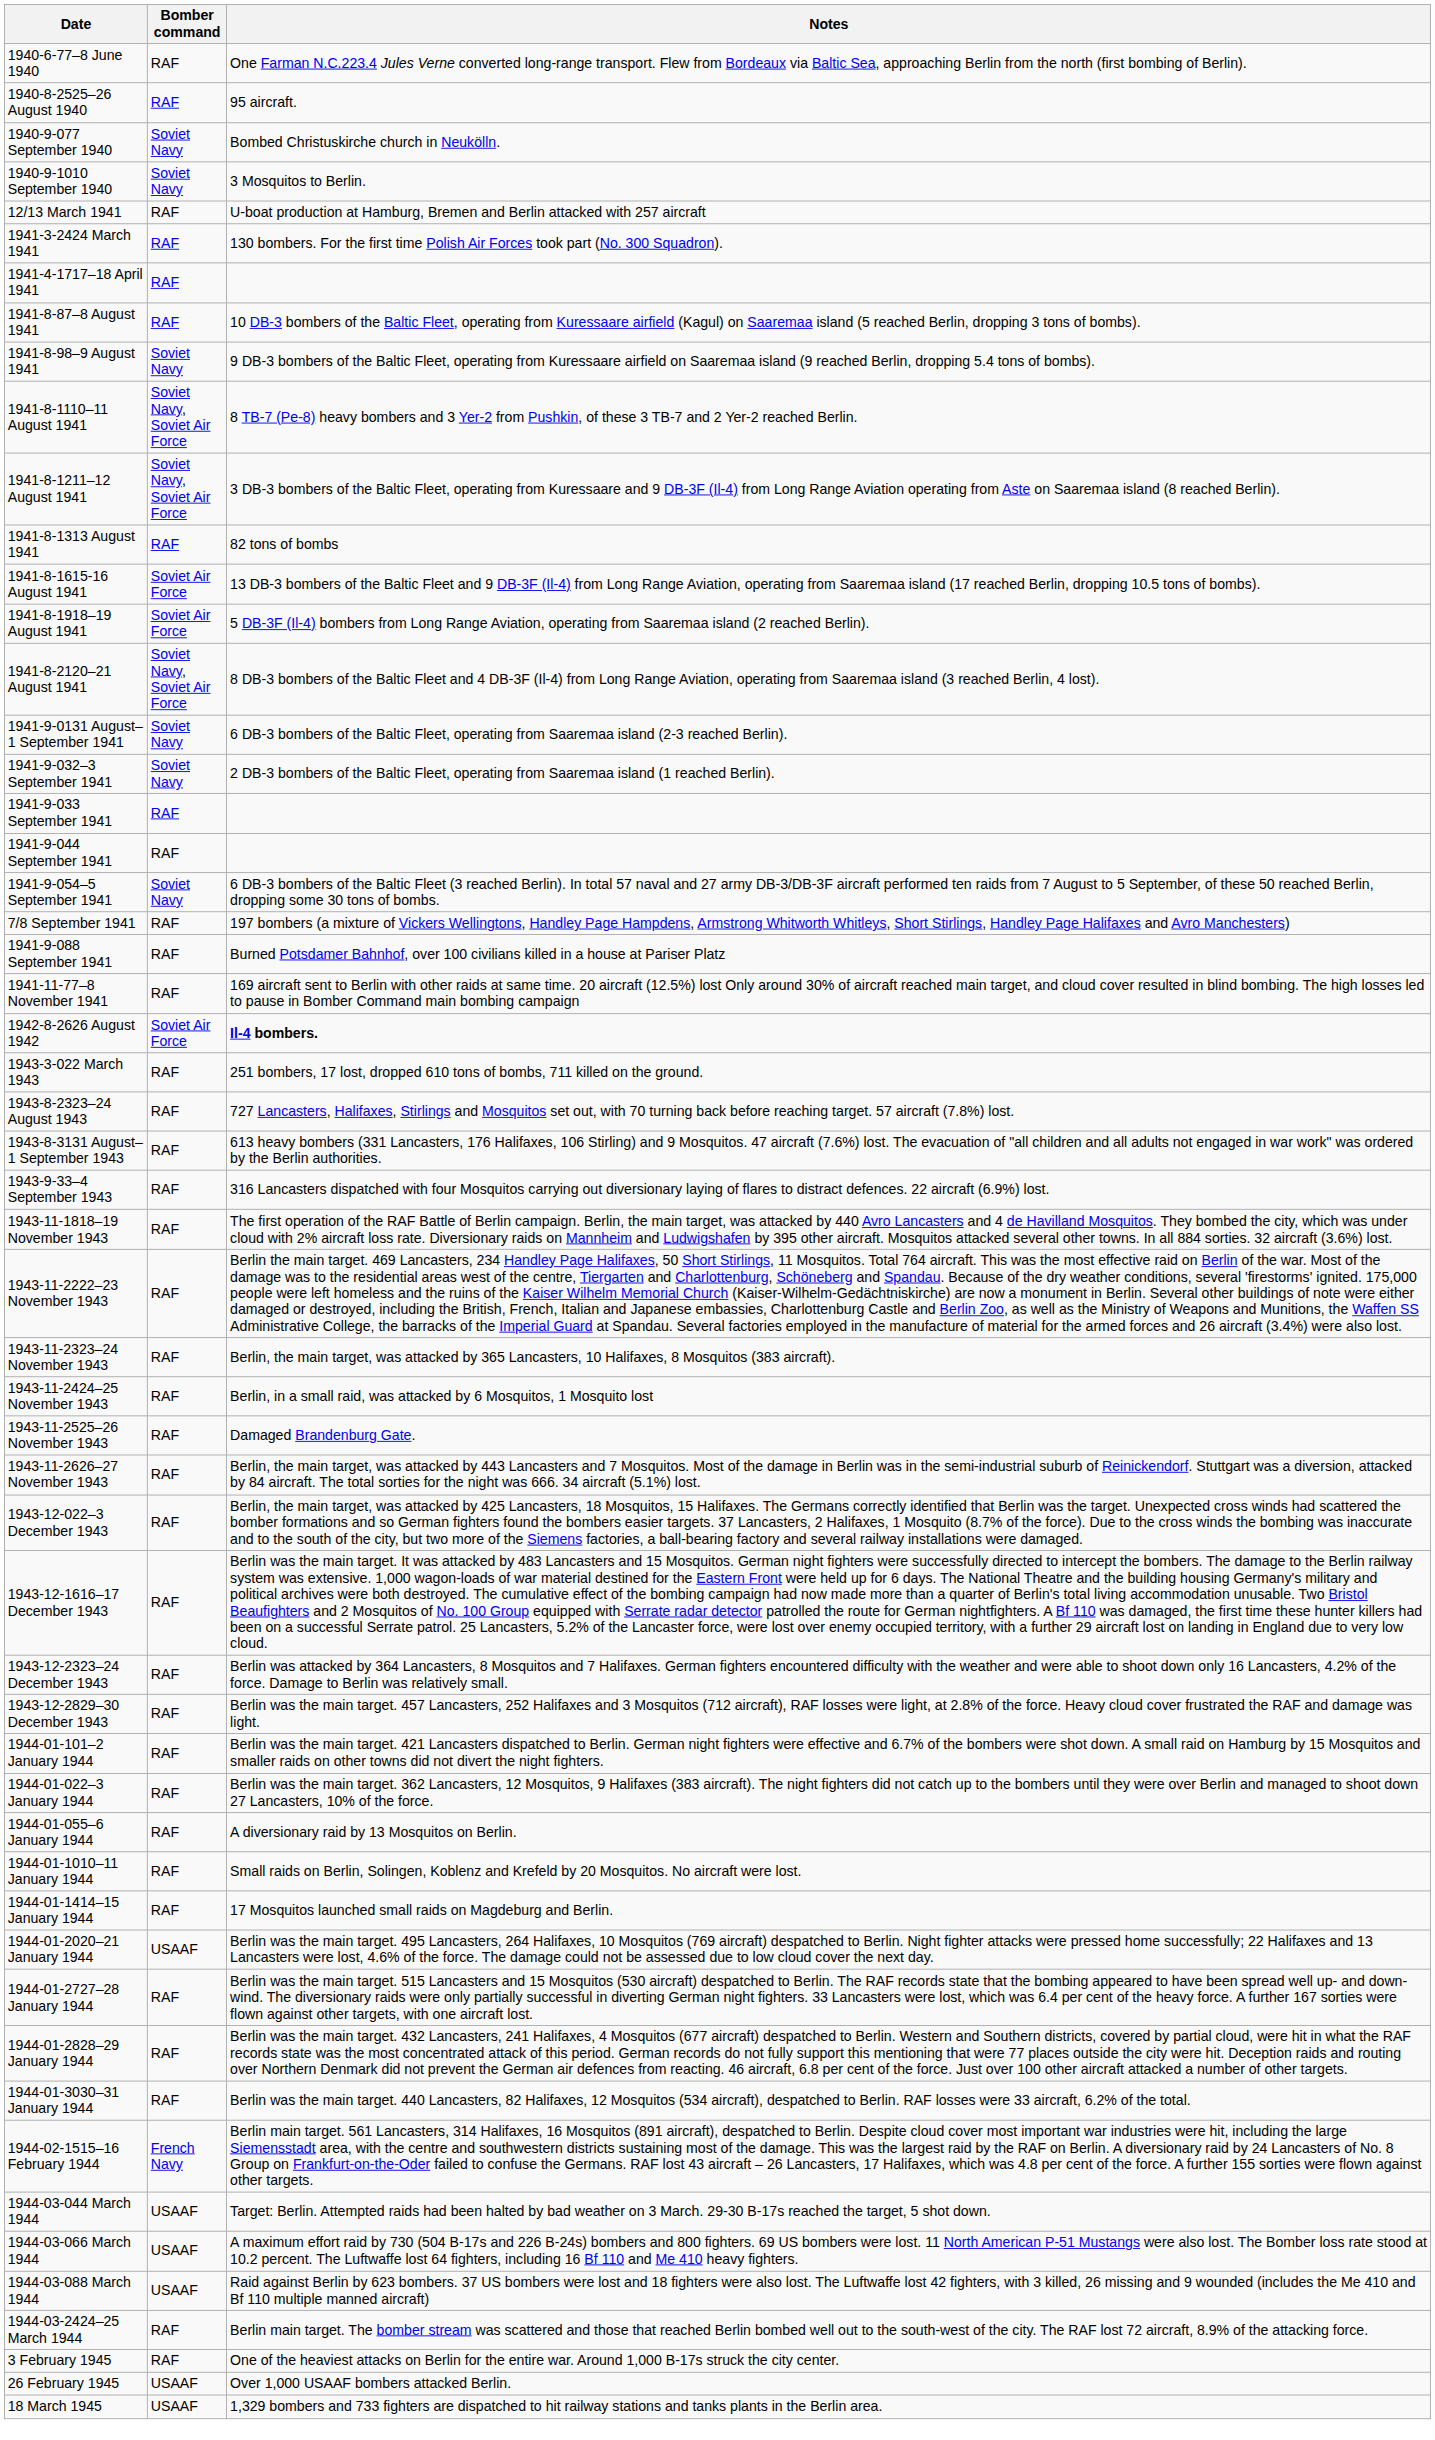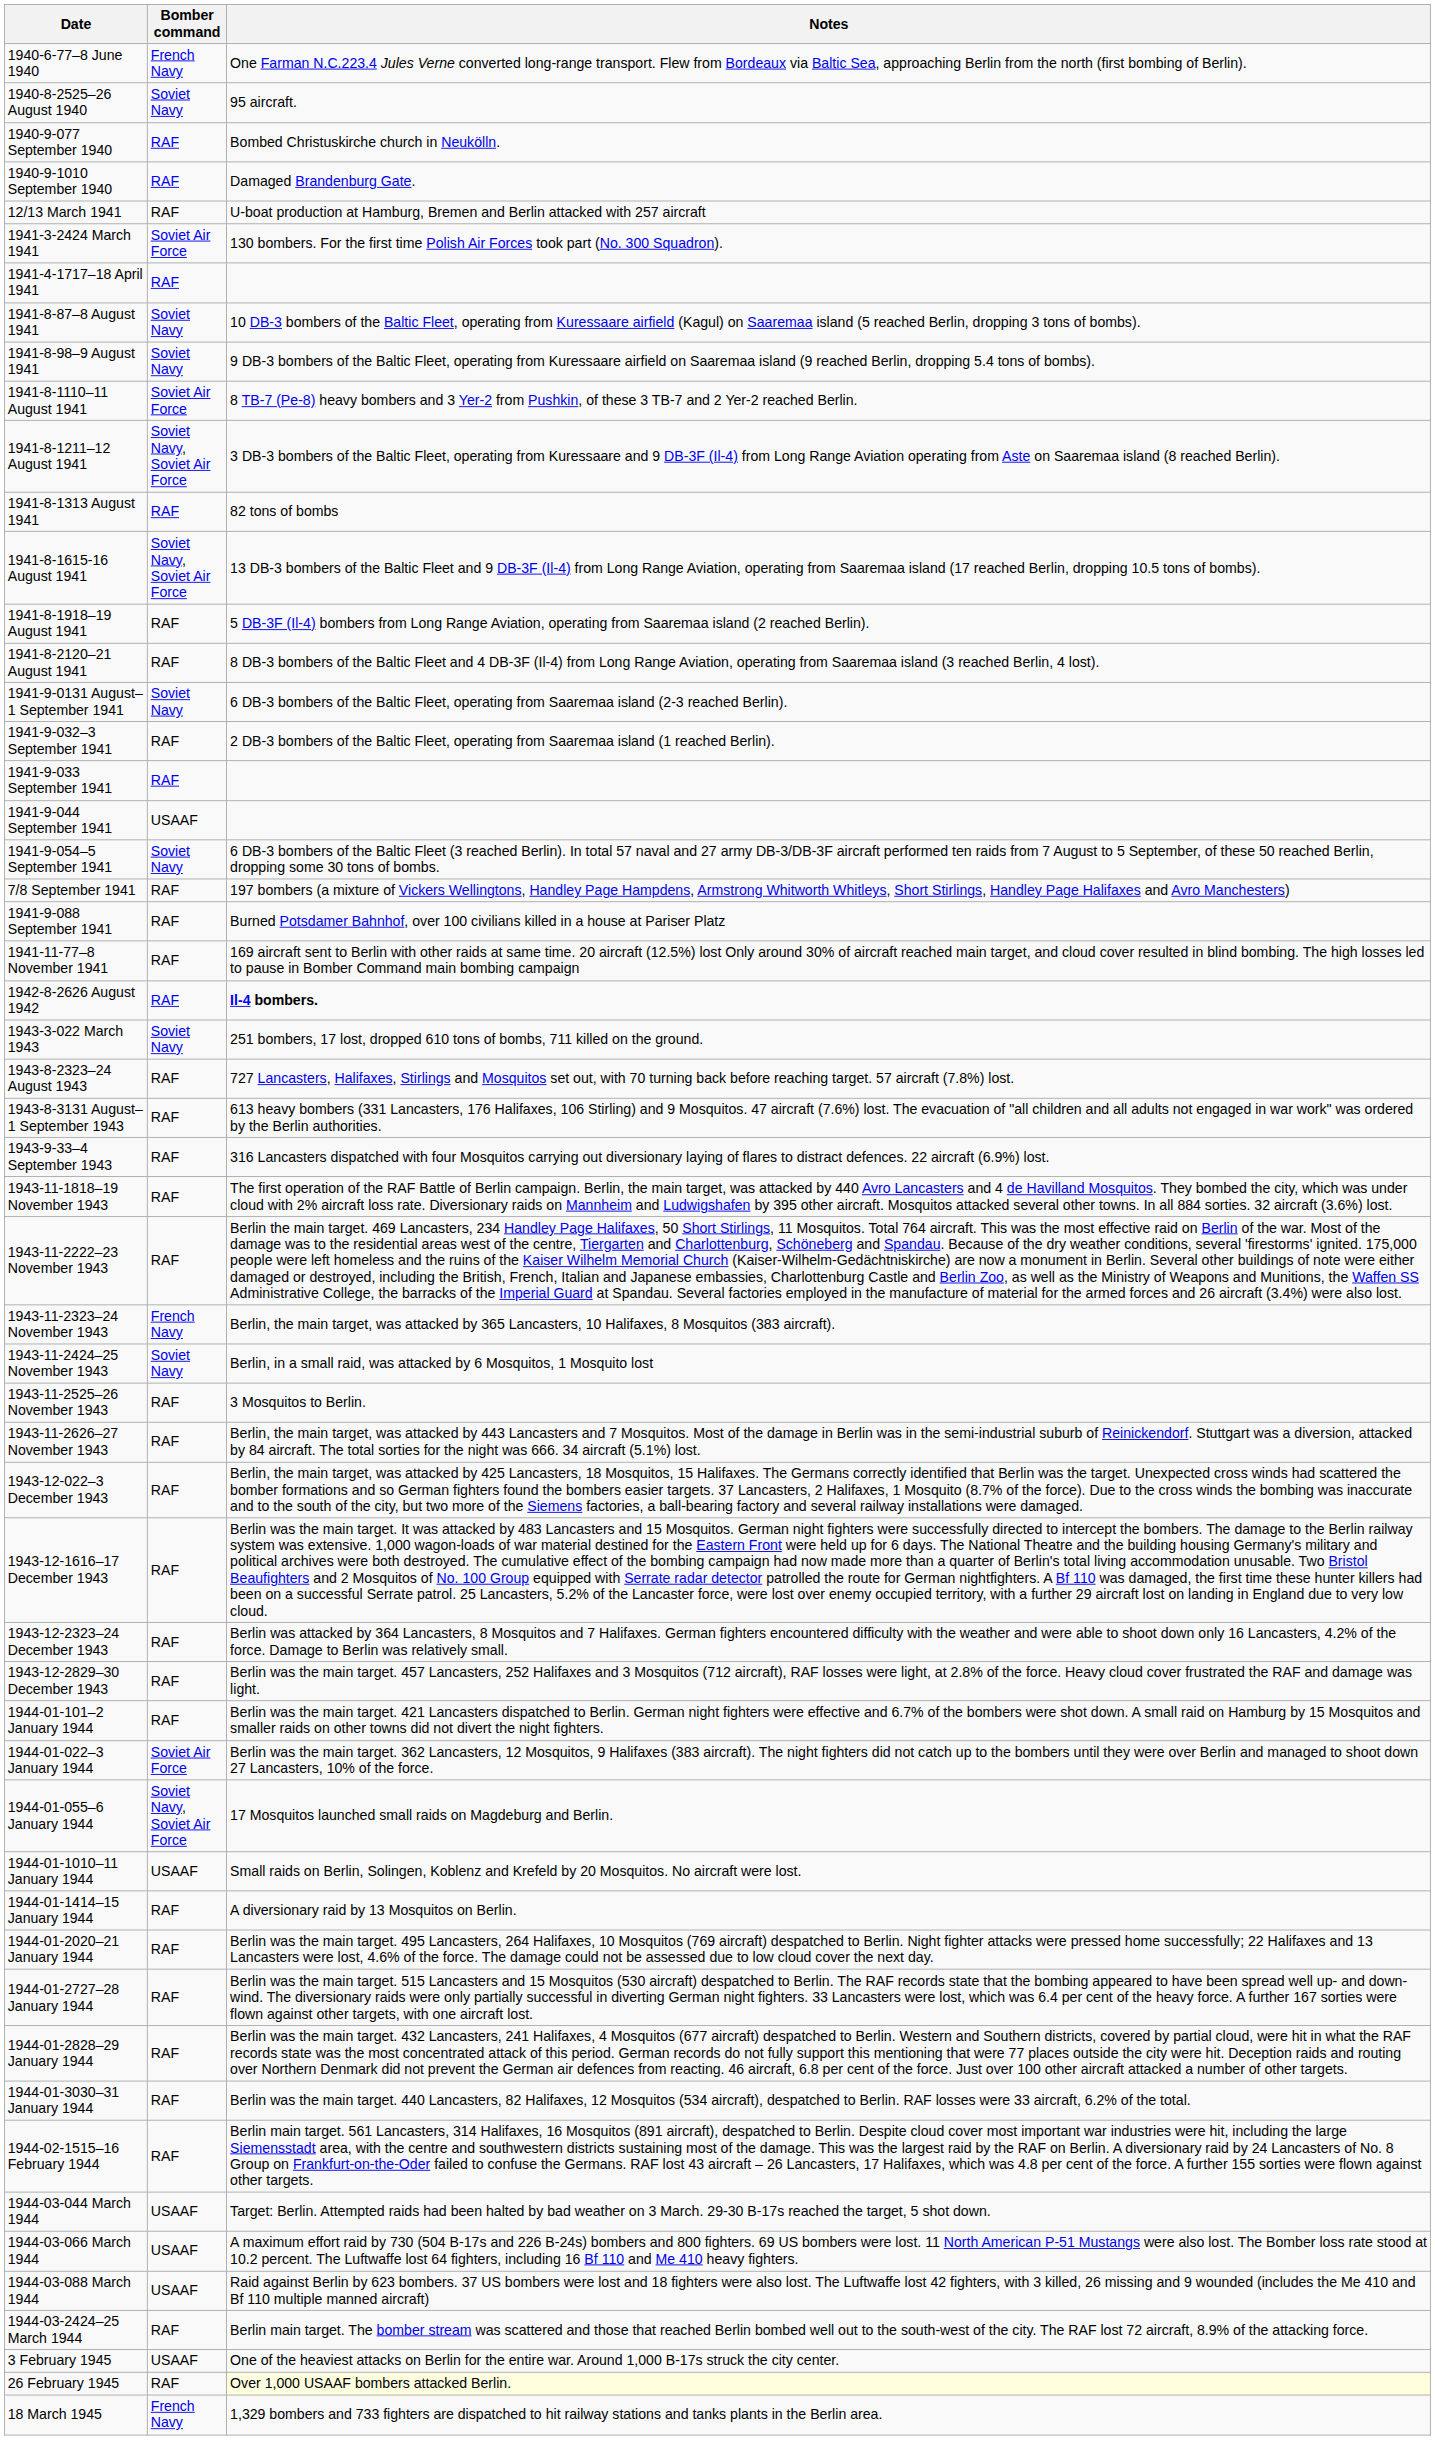(165, 62) RAF -> (173, 62) French Navy
(165, 102) RAF -> (170, 102) Soviet Navy
(170, 141) Soviet Navy -> (165, 141) RAF
(170, 180) Soviet Navy -> (165, 180) RAF
(298, 180) 3 Mosquitos to Berlin. -> (323, 180) Damaged Brandenburg Gate.
(165, 243) RAF -> (181, 243) Soviet Air Force
(165, 321) RAF -> (170, 321) Soviet Navy
(181, 416) Soviet Navy, Soviet Air Force -> (181, 400) Soviet Air Force
(181, 583) Soviet Air Force -> (181, 567) Soviet Navy, Soviet Air Force
(181, 623) Soviet Air Force -> (165, 623) RAF
(181, 678) Soviet Navy, Soviet Air Force -> (165, 662) RAF
(170, 773) Soviet Navy -> (165, 740) RAF
(165, 852) RAF -> (174, 819) USAAF
(181, 1032) Soviet Air Force -> (165, 999) RAF
(165, 1071) RAF -> (170, 1038) Soviet Navy
(165, 1356) RAF -> (173, 1323) French Navy
(165, 1395) RAF -> (170, 1363) Soviet Navy
(323, 1435) Damaged Brandenburg Gate. -> (298, 1402) 3 Mosquitos to Berlin.
(165, 1792) RAF -> (181, 1759) Soviet Air Force
(165, 1831) RAF -> (181, 1815) Soviet Navy, Soviet Air Force
(373, 1831) A diversionary raid by 13 Mosquitos on Berlin. -> (422, 1815) 17 Mosquitos launched small raids on Magdeburg and Berlin.
(165, 1870) RAF -> (174, 1870) USAAF
(422, 1910) 17 Mosquitos launched small raids on Magdeburg and Berlin. -> (373, 1910) A diversionary raid by 13 Mosquitos on Berlin.
(174, 1949) USAAF -> (165, 1949) RAF
(173, 2155) French Navy -> (165, 2155) RAF
(165, 2360) RAF -> (174, 2360) USAAF
(174, 2383) USAAF -> (165, 2383) RAF
(371, 2383) no background -> (371, 2383) lightyellow background
(174, 2406) USAAF -> (173, 2414) French Navy
